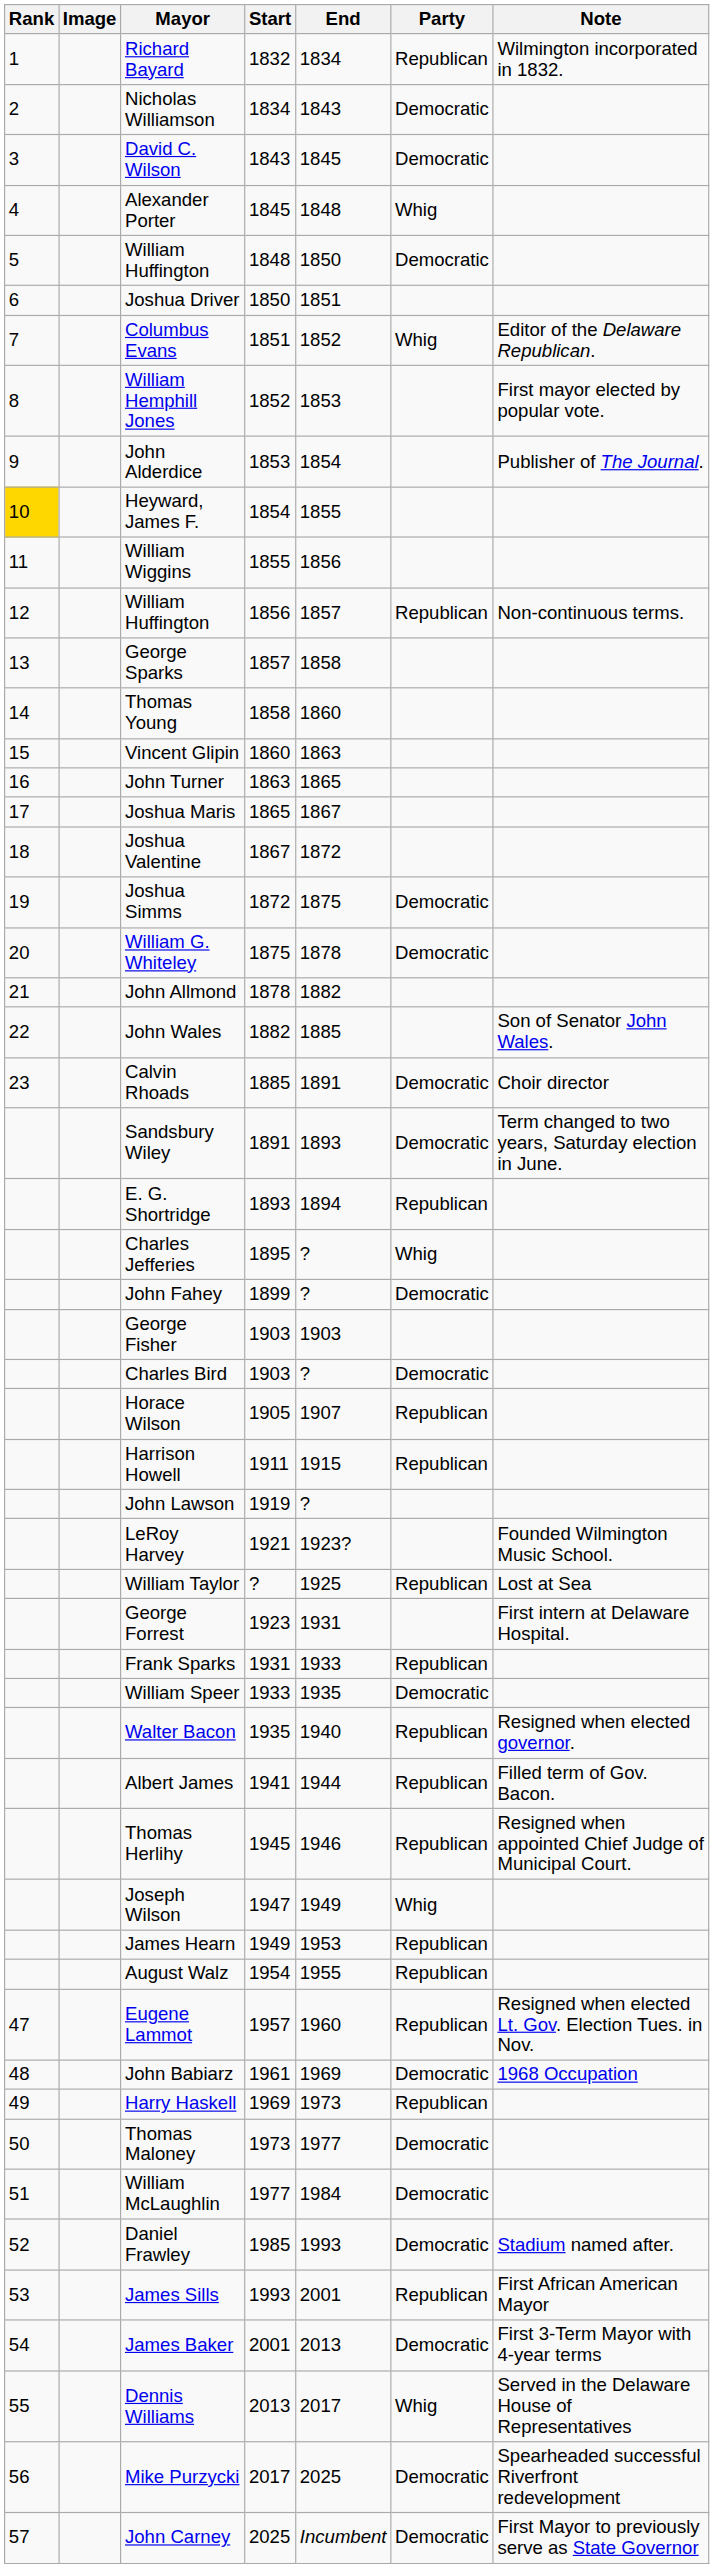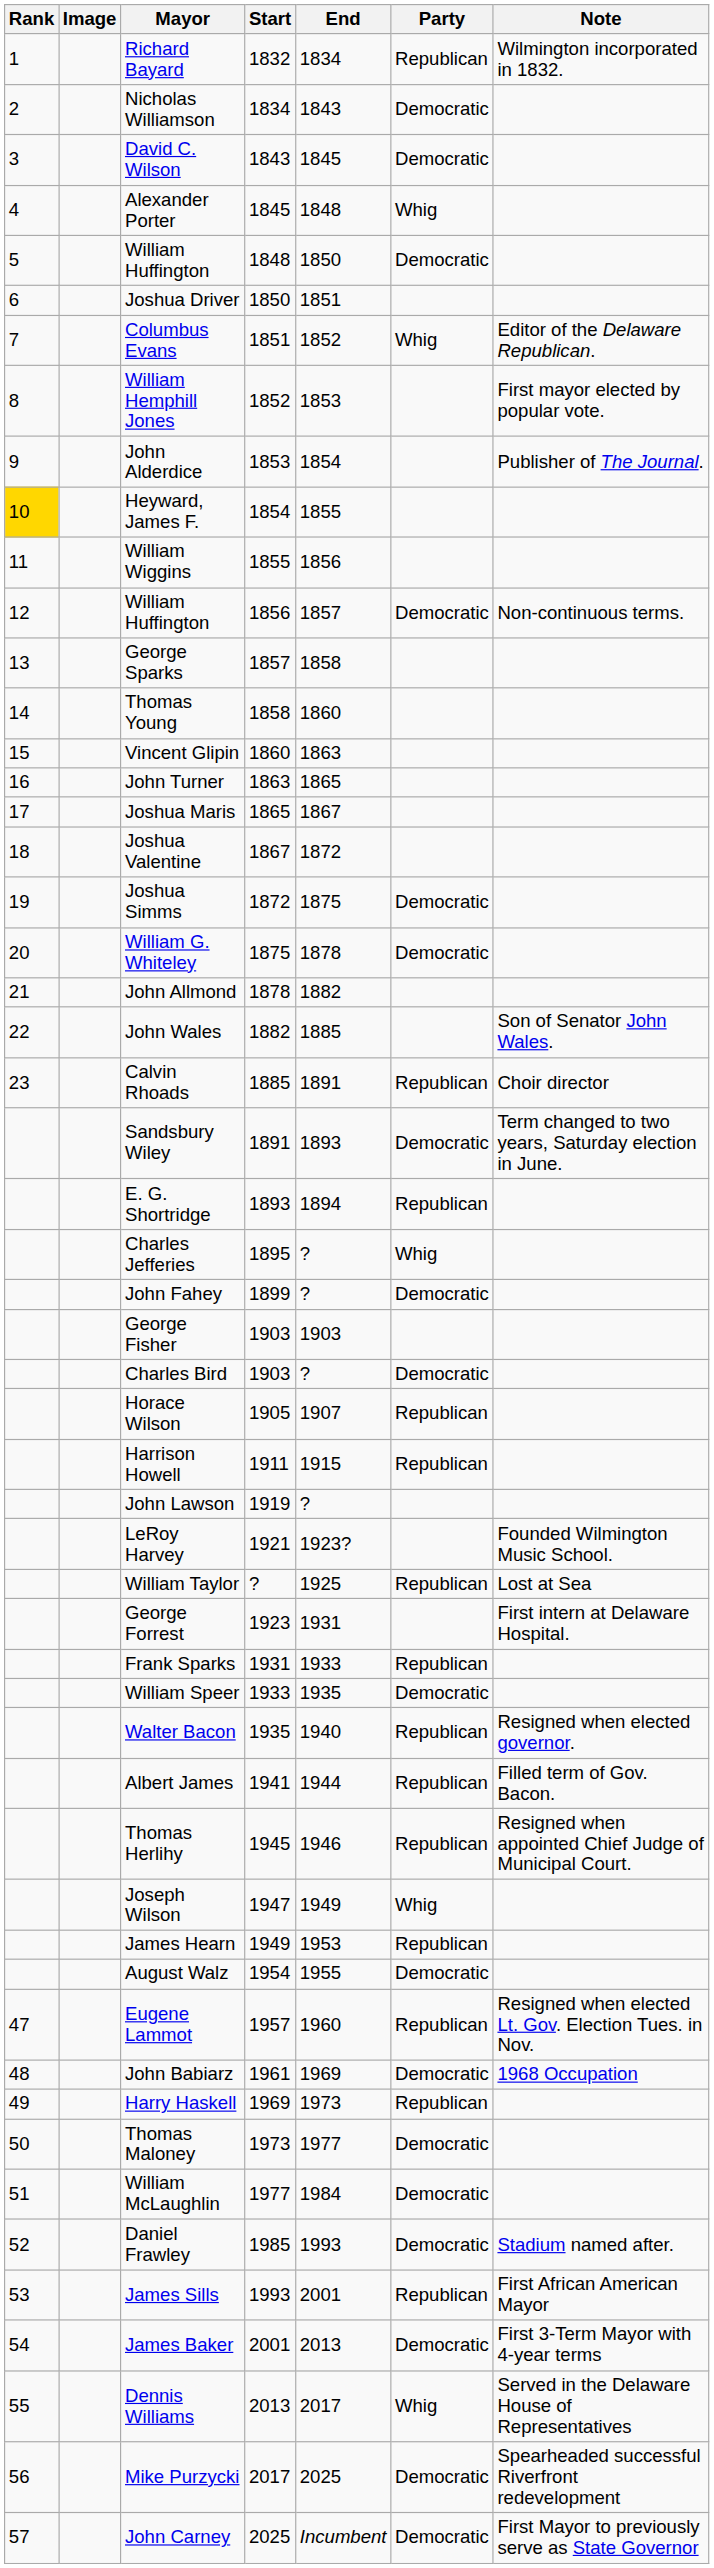(441, 612) Republican -> (442, 612) Democratic
(442, 1082) Democratic -> (441, 1082) Republican
(441, 1973) Republican -> (442, 1973) Democratic
